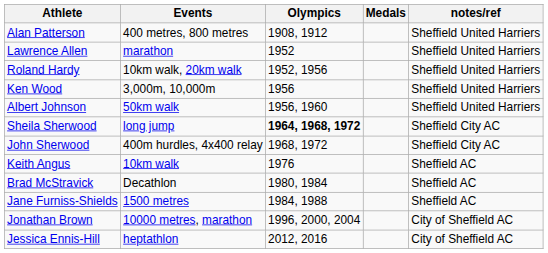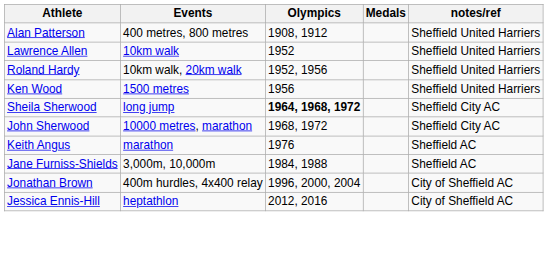(148, 51) marathon -> (151, 51) 10km walk
(169, 88) 3,000m, 10,000m -> (156, 88) 1500 metres
- row: (47, 107)
(193, 145) 400m hurdles, 4x400 relay -> (188, 126) 10000 metres, marathon
(151, 164) 10km walk -> (148, 145) marathon
- row: (50, 182)
(156, 201) 1500 metres -> (169, 164) 3,000m, 10,000m
(188, 220) 10000 metres, marathon -> (193, 182) 400m hurdles, 4x400 relay
